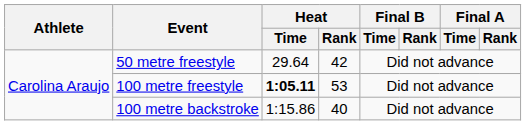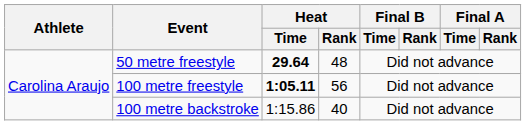(291, 62) normal -> (291, 62) bold
(339, 62) 42 -> (339, 62) 48
(339, 86) 53 -> (339, 86) 56
